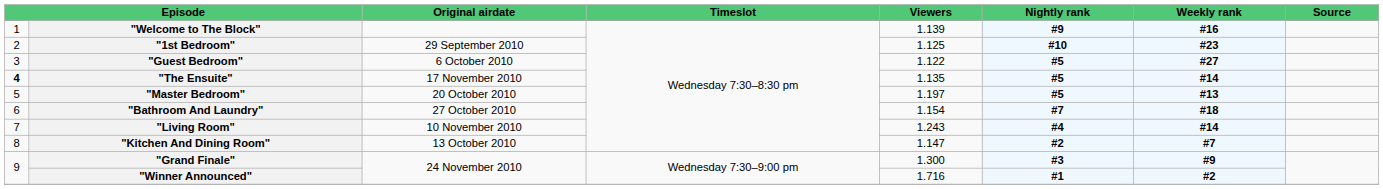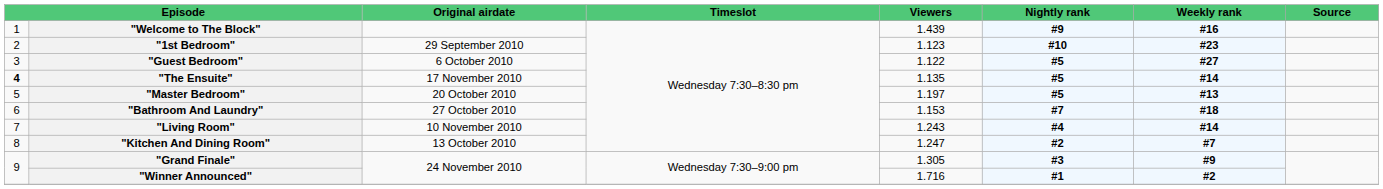(931, 29) 1.139 -> (931, 29) 1.439
(931, 45) 1.125 -> (931, 45) 1.123
(931, 110) 1.154 -> (931, 110) 1.153
(931, 143) 1.147 -> (931, 143) 1.247
(931, 159) 1.300 -> (931, 159) 1.305
